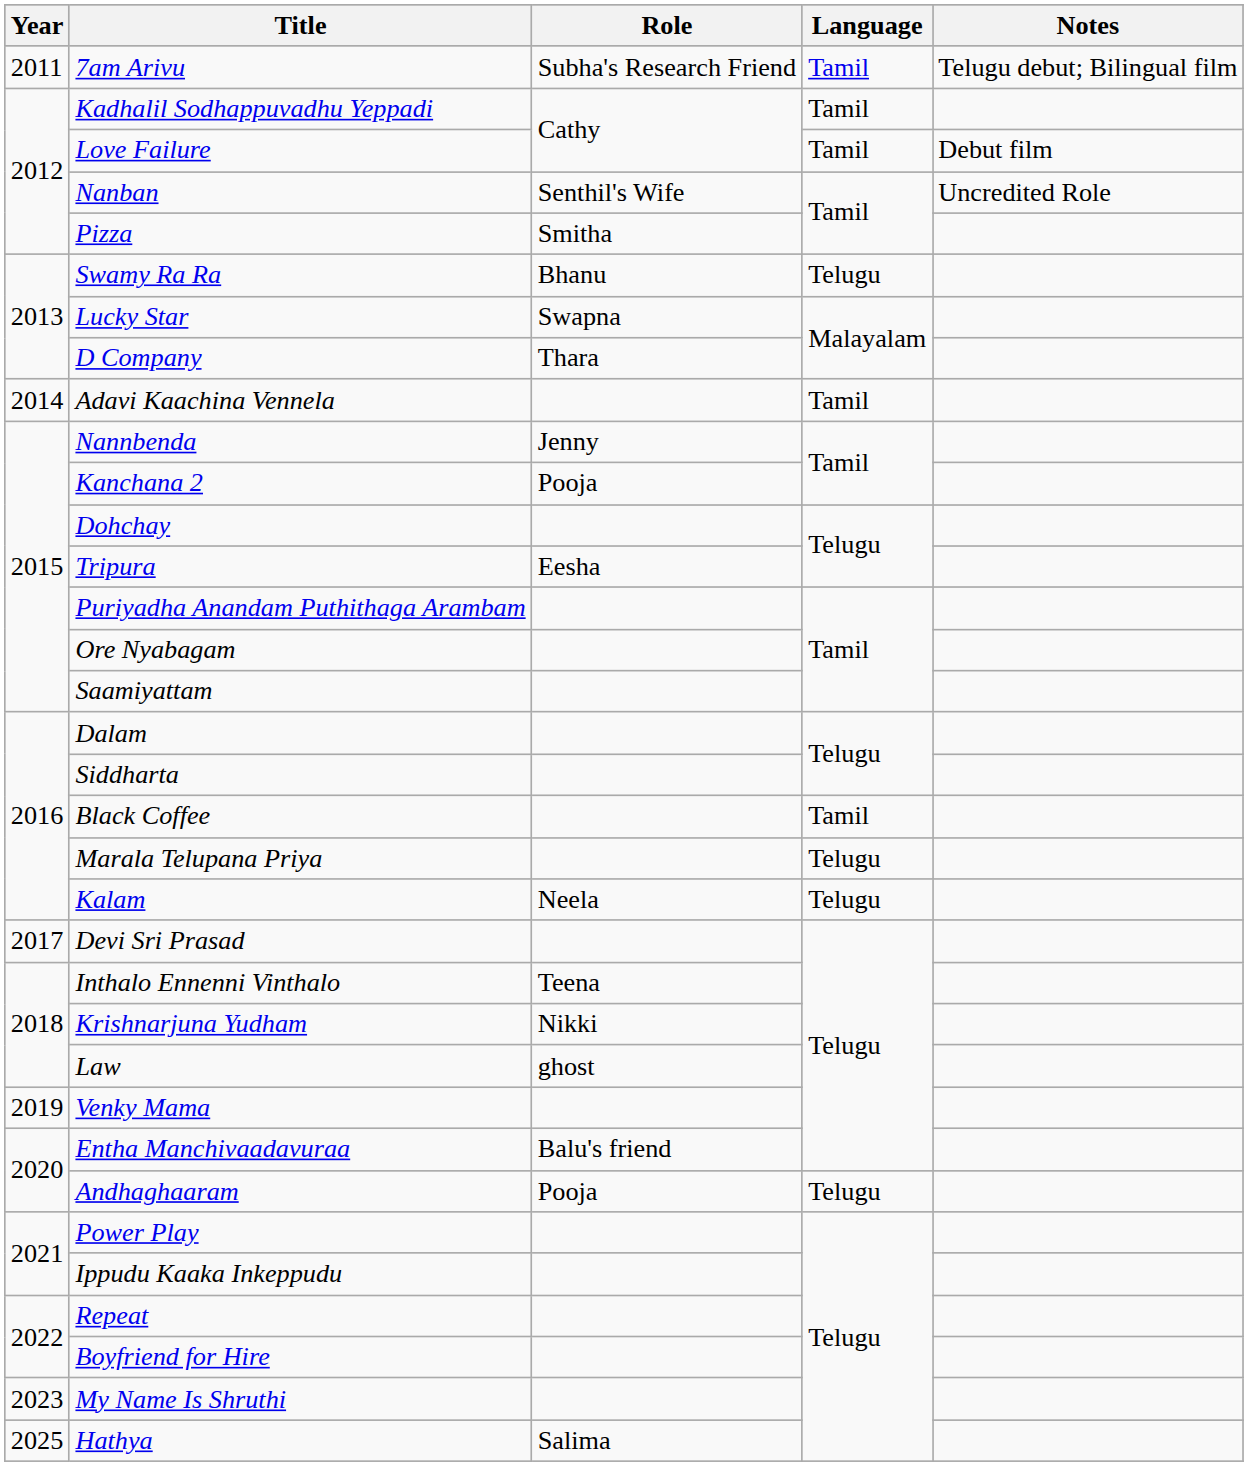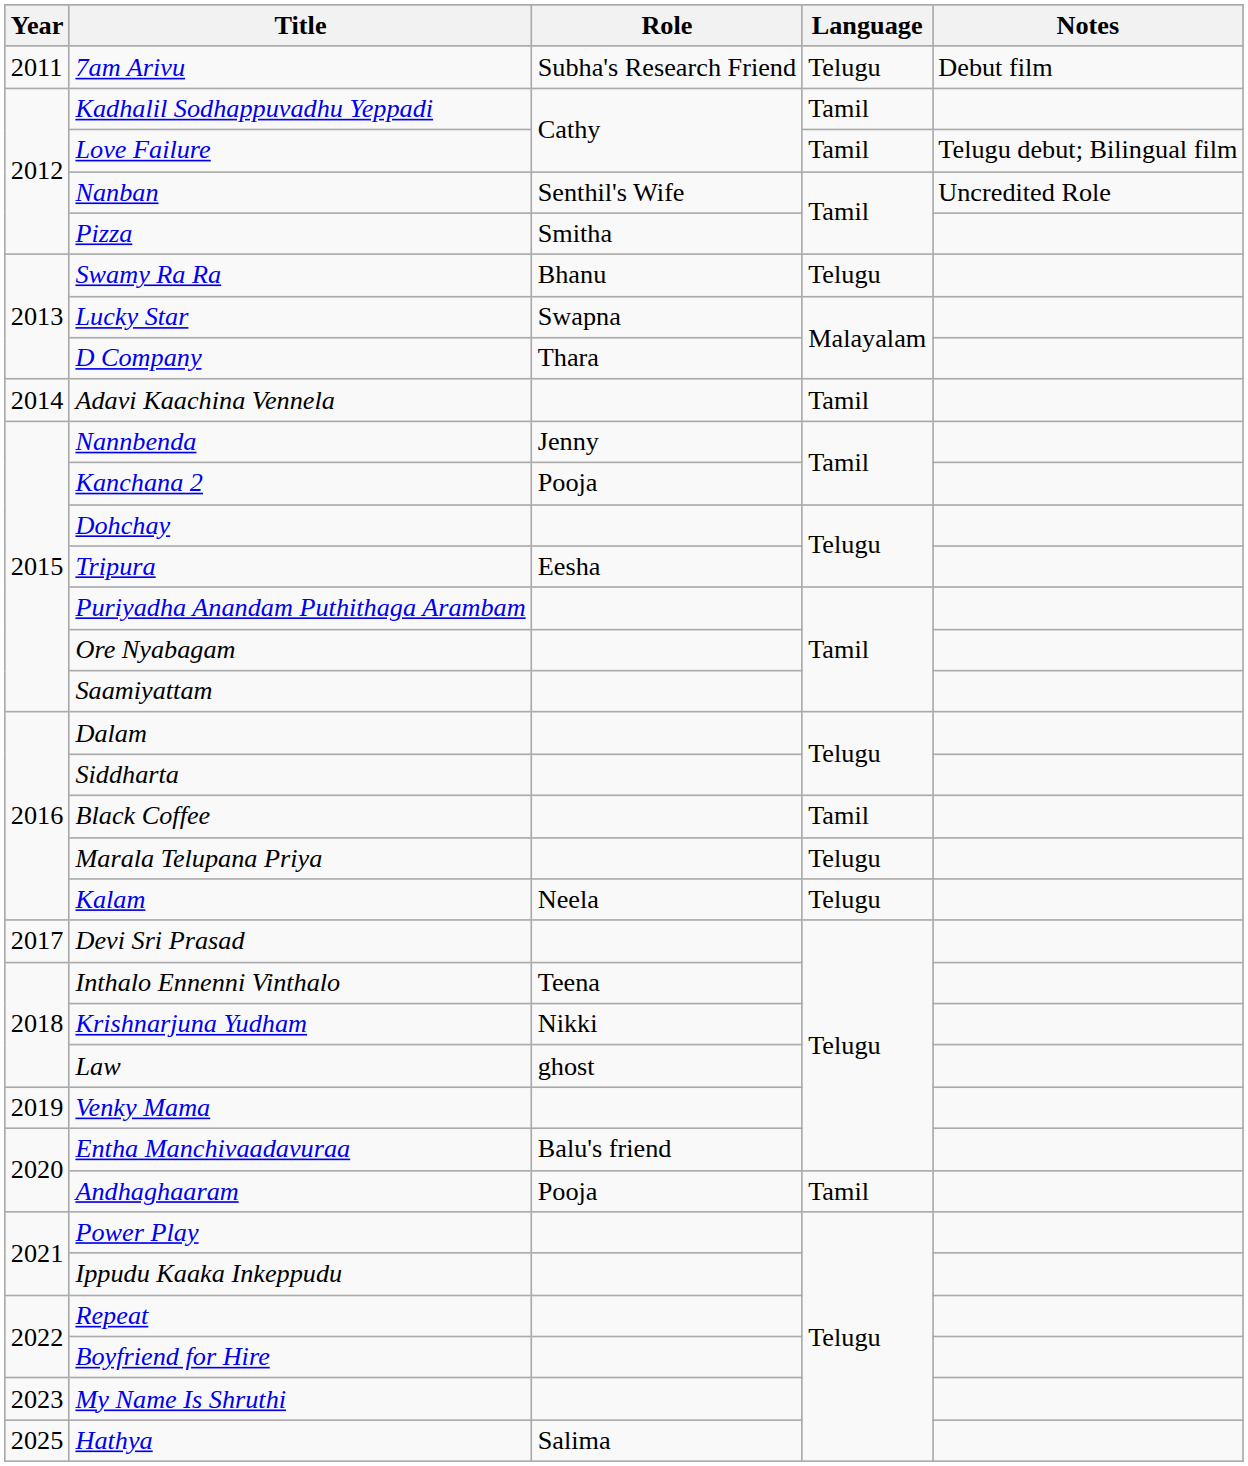(839, 66) Tamil -> (844, 66) Telugu
(1088, 66) Telugu debut; Bilingual film -> (995, 66) Debut film
(995, 150) Debut film -> (1088, 150) Telugu debut; Bilingual film
(844, 1190) Telugu -> (839, 1190) Tamil
